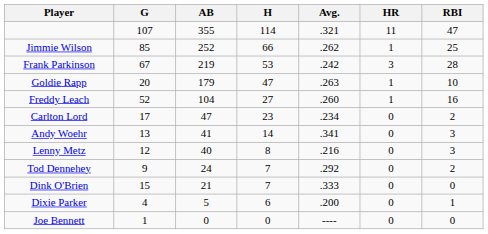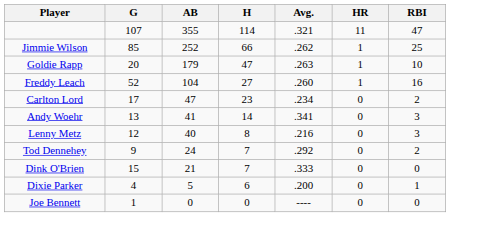- row: (59, 64)
